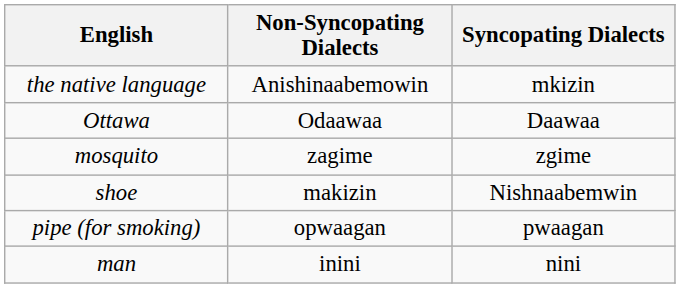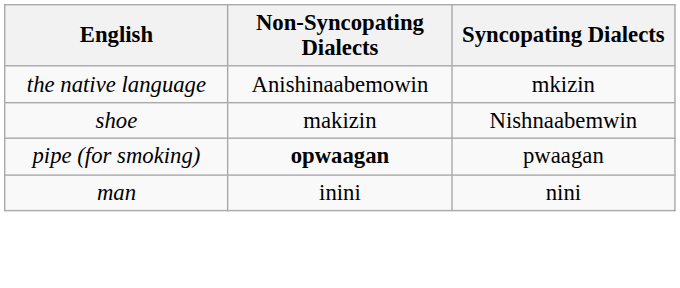- row: (116, 120)
- row: (116, 156)
(340, 228) normal -> (340, 156) bold
